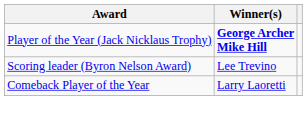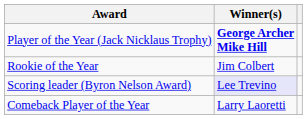+ row: (53, 66)
(247, 66) no background -> (247, 85) lavender background
